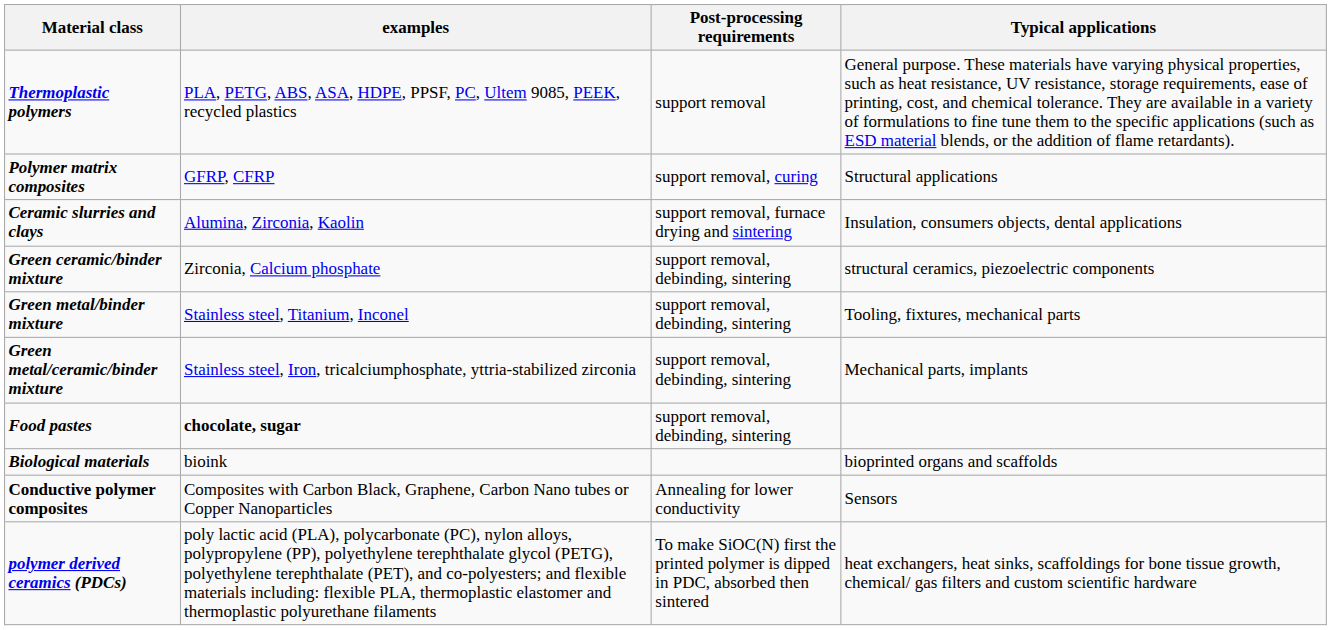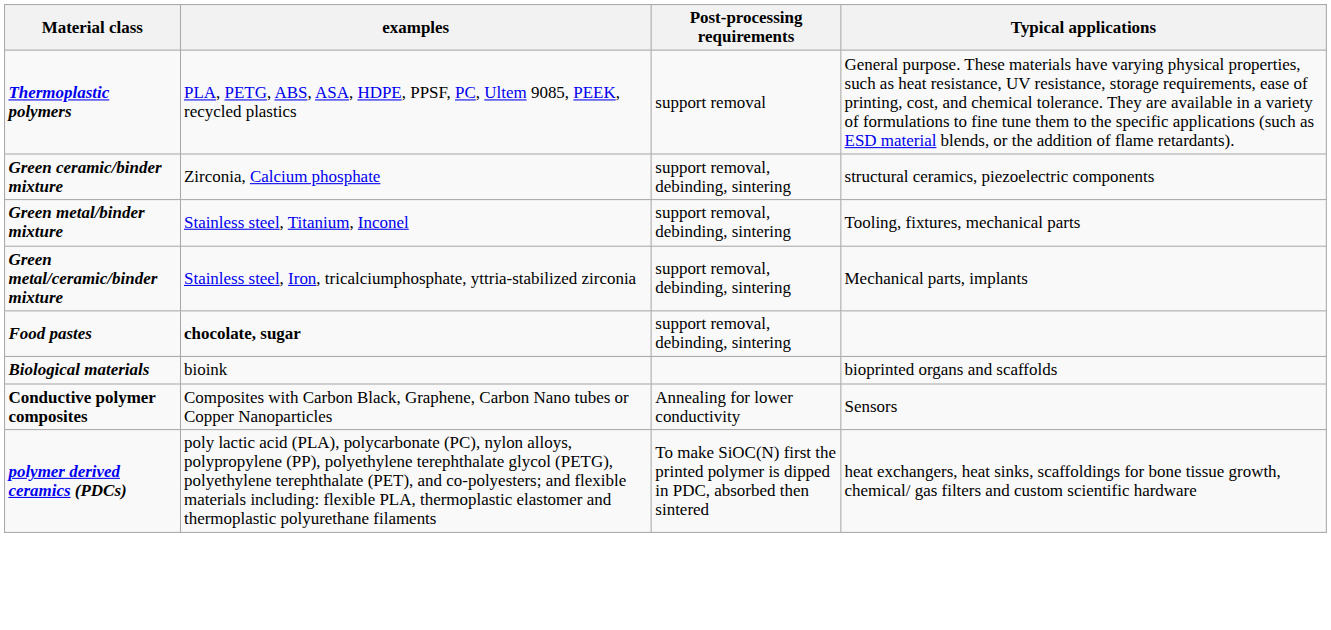- row: (63, 176)
- row: (82, 222)
